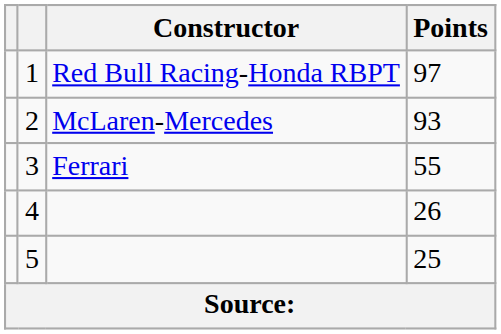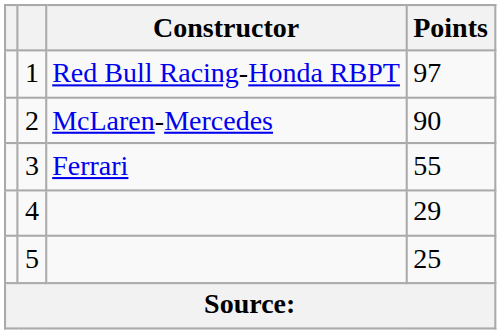(427, 119) 93 -> (427, 119) 90
(427, 212) 26 -> (427, 212) 29
